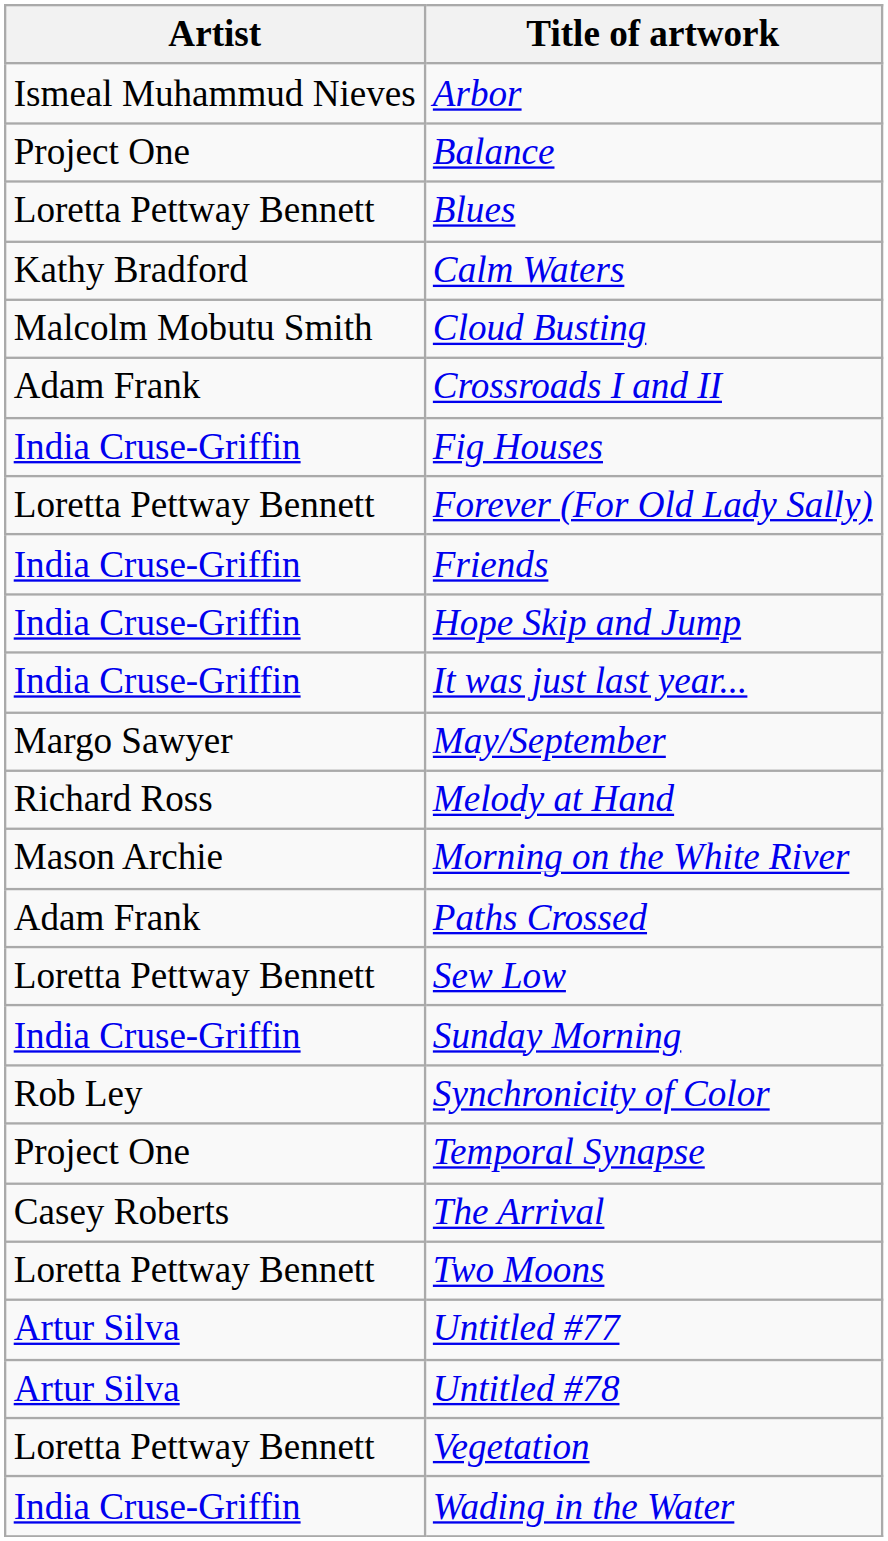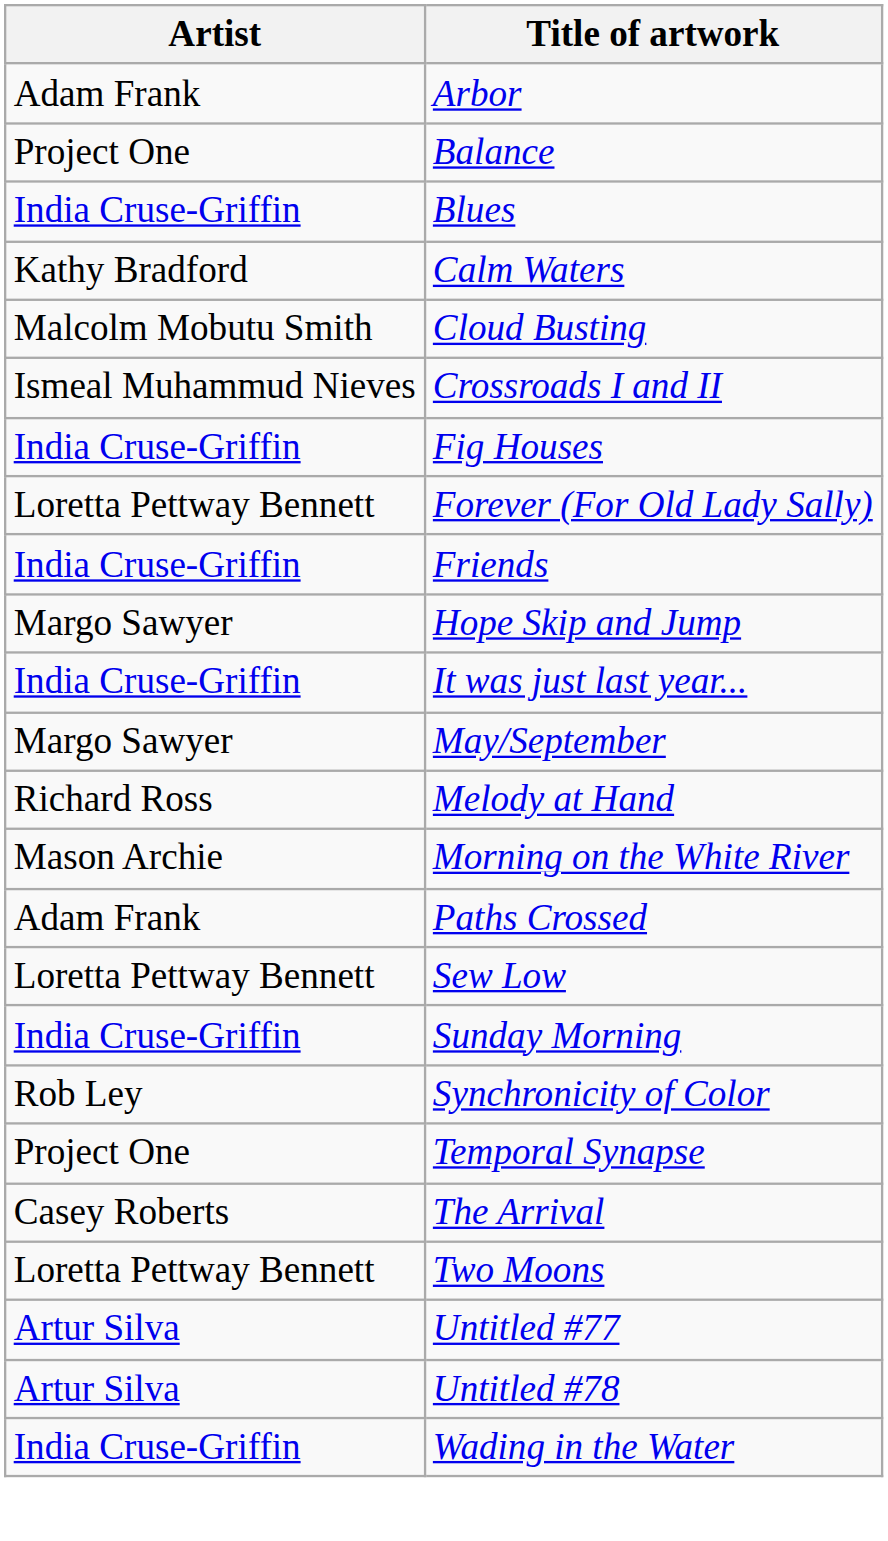(215, 92) Ismeal Muhammud Nieves -> (107, 92) Adam Frank
(194, 210) Loretta Pettway Bennett -> (157, 210) India Cruse-Griffin
(107, 387) Adam Frank -> (215, 387) Ismeal Muhammud Nieves
(157, 622) India Cruse-Griffin -> (123, 622) Margo Sawyer
- row: (511, 1446)
